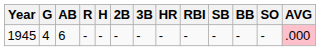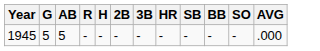- column: (195, 14)
(46, 35) 4 -> (46, 35) 5
(62, 35) 6 -> (62, 35) 5
(298, 35) pink background -> (269, 35) no background
